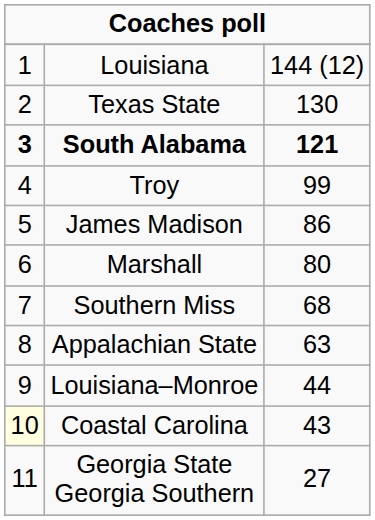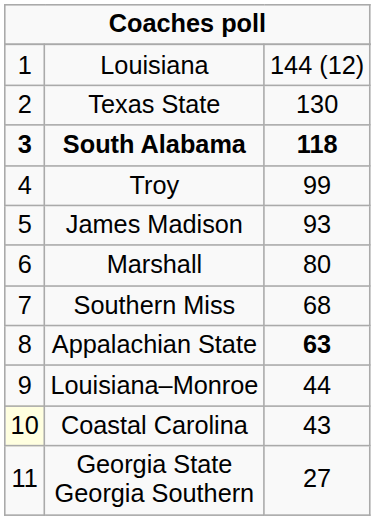(317, 144) 121 -> (317, 144) 118
(317, 225) 86 -> (317, 225) 93
(317, 345) normal -> (317, 345) bold
